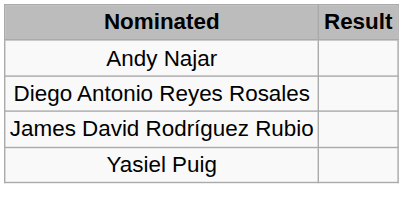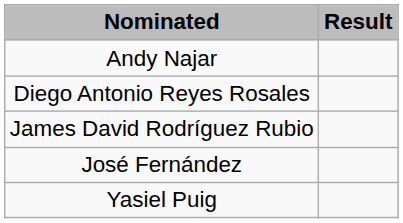+ row: (162, 164)
